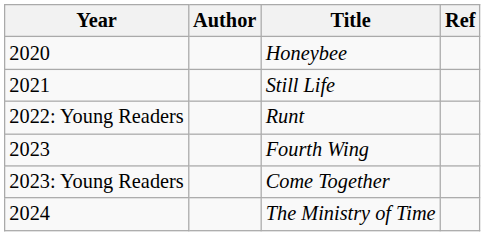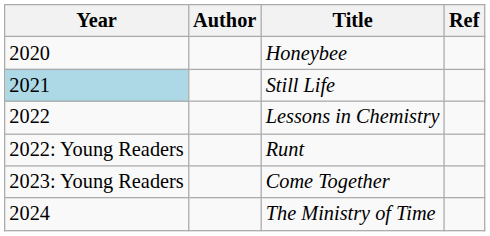(30, 85) no background -> (30, 85) lightblue background
+ row: (353, 117)
- row: (317, 149)
